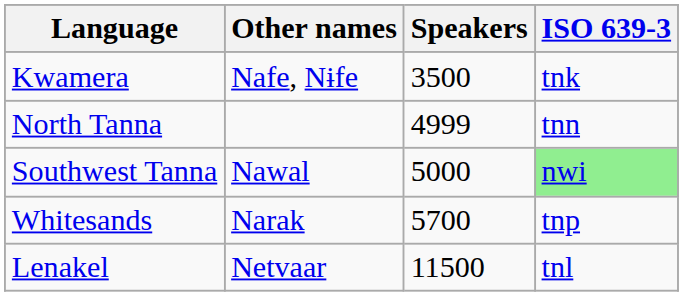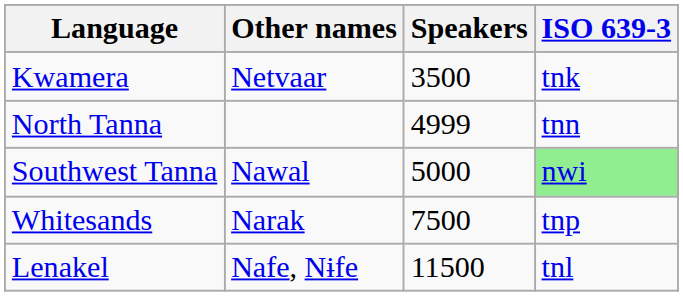(295, 76) Nafe, Nɨfe -> (279, 76) Netvaar
(441, 219) 5700 -> (441, 219) 7500
(279, 266) Netvaar -> (295, 266) Nafe, Nɨfe
